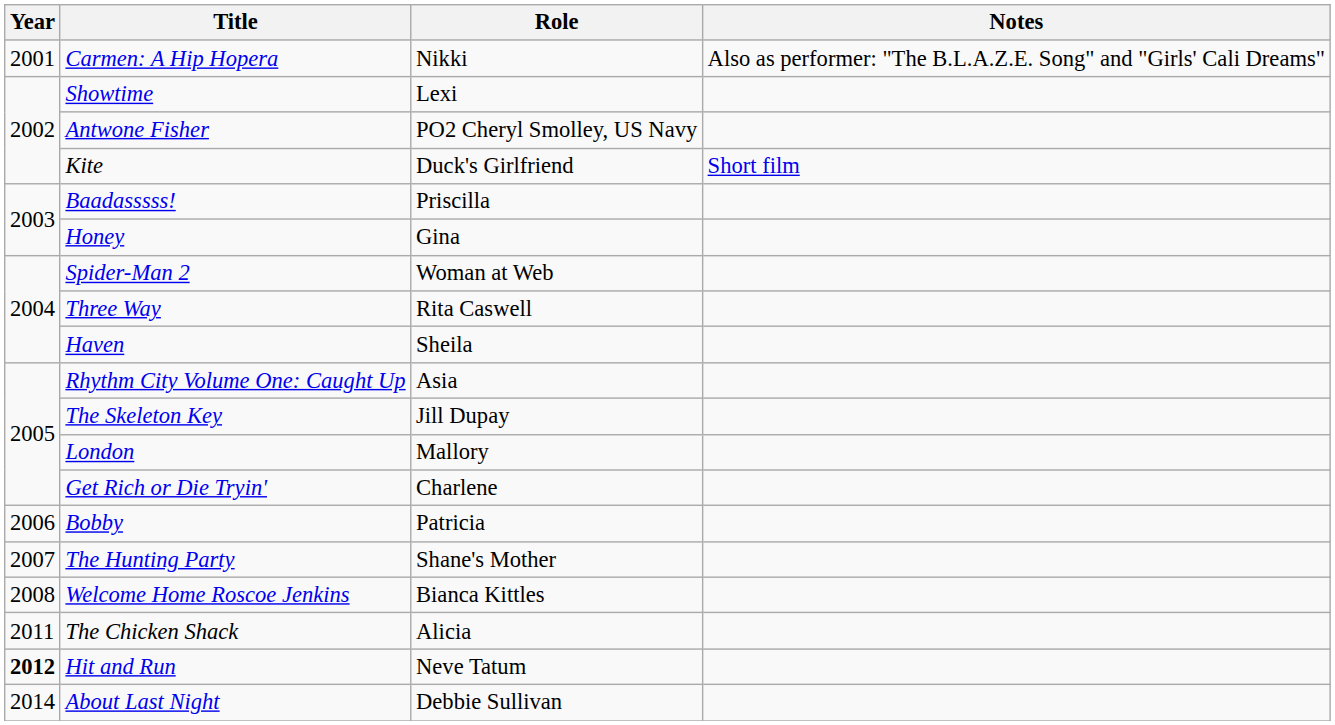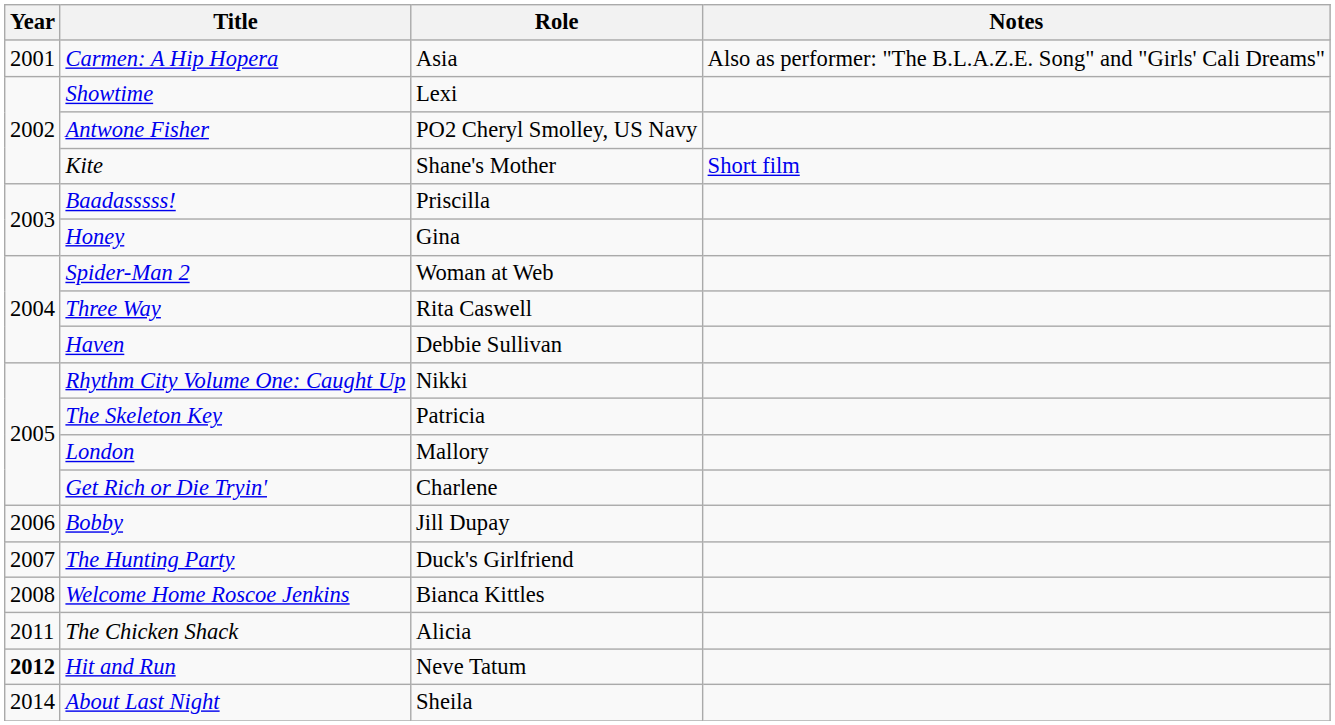(442, 58) Nikki -> (437, 58) Asia
(495, 165) Duck's Girlfriend -> (486, 165) Shane's Mother
(444, 344) Sheila -> (489, 344) Debbie Sullivan
(437, 380) Asia -> (442, 380) Nikki
(463, 415) Jill Dupay -> (451, 415) Patricia
(451, 523) Patricia -> (463, 523) Jill Dupay
(486, 559) Shane's Mother -> (495, 559) Duck's Girlfriend
(489, 702) Debbie Sullivan -> (444, 702) Sheila
